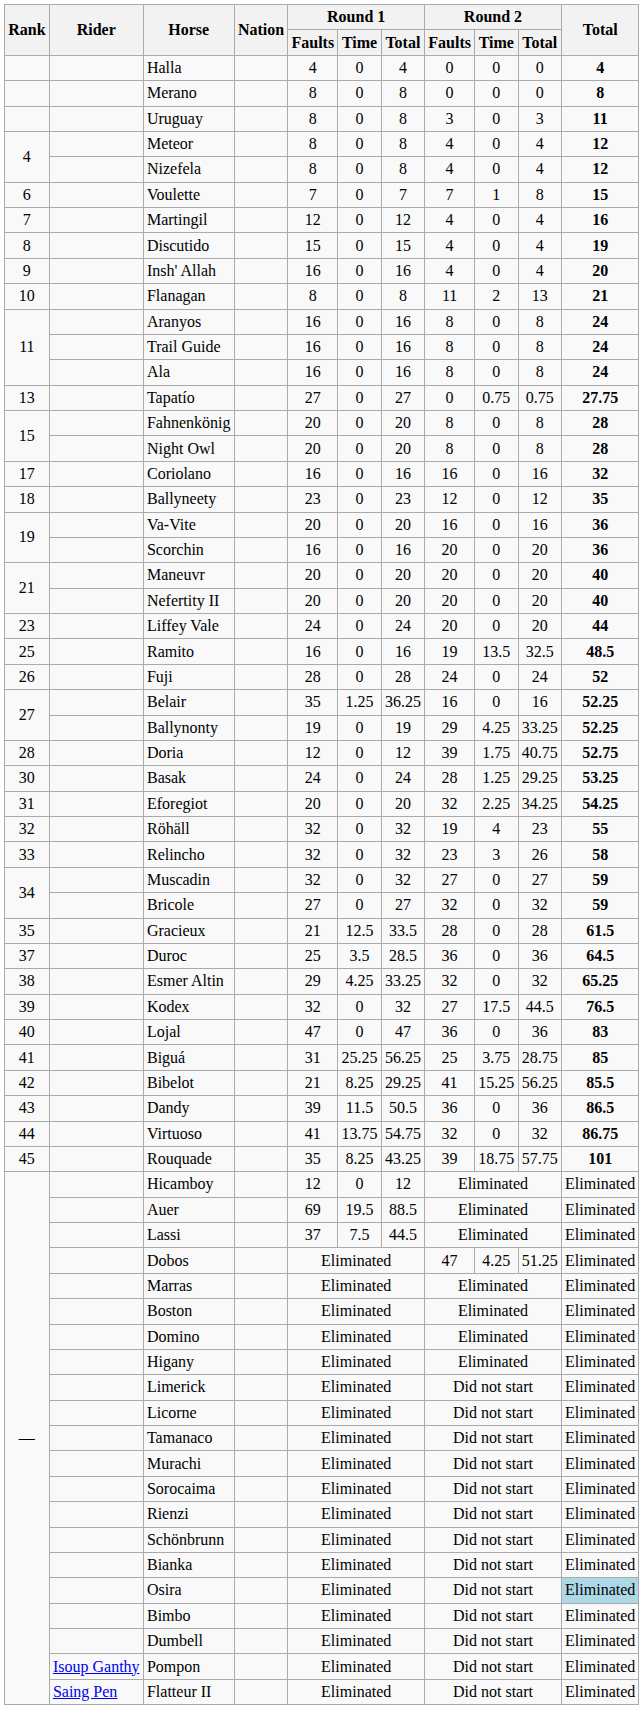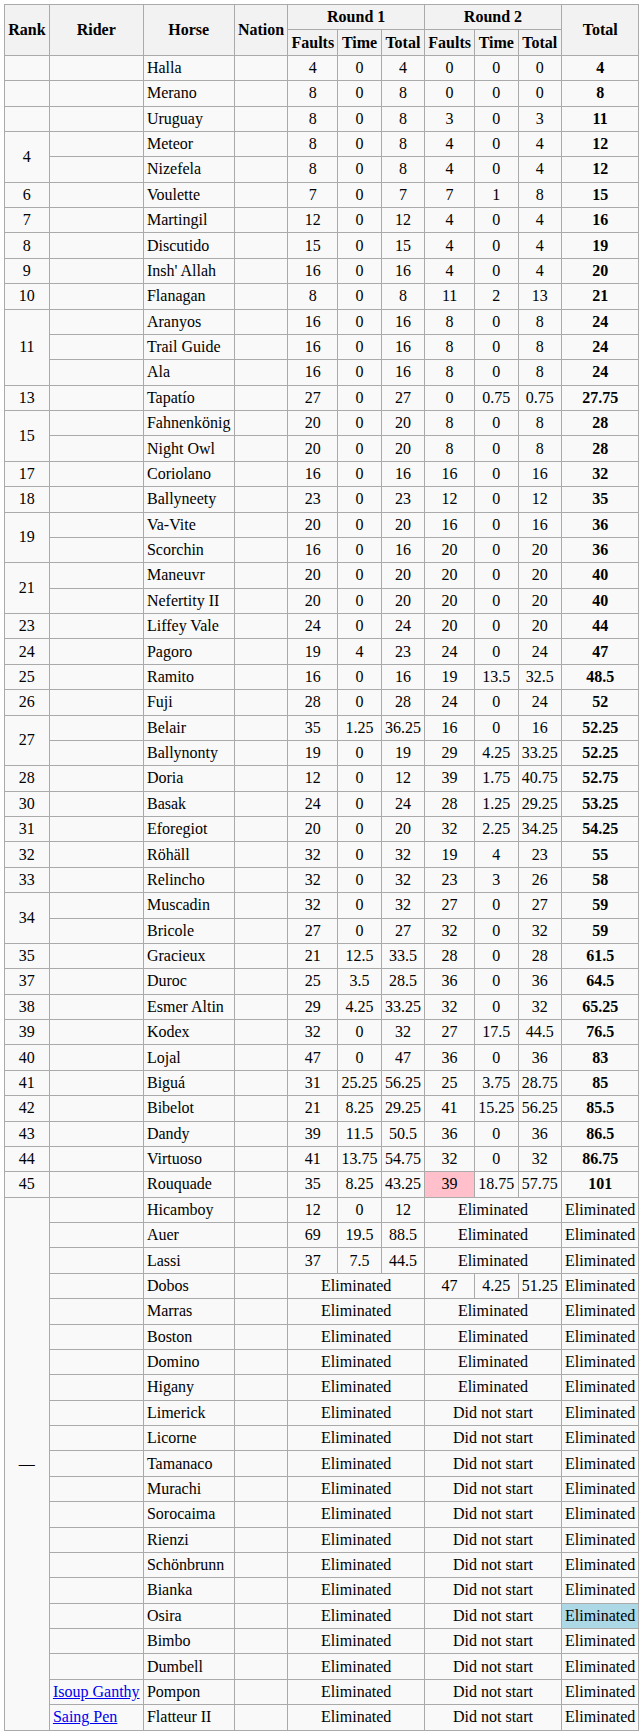+ row: (170, 651)
(450, 1159) no background -> (450, 1184) pink background
